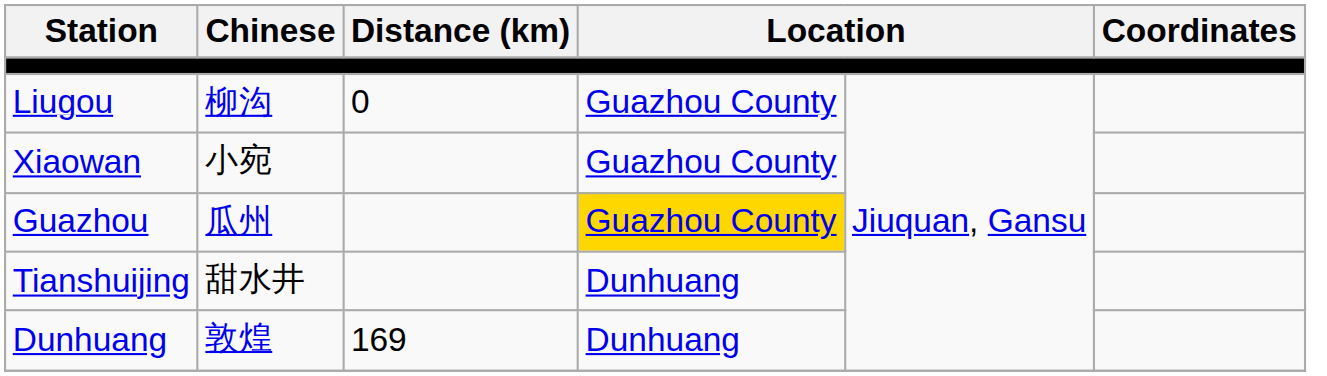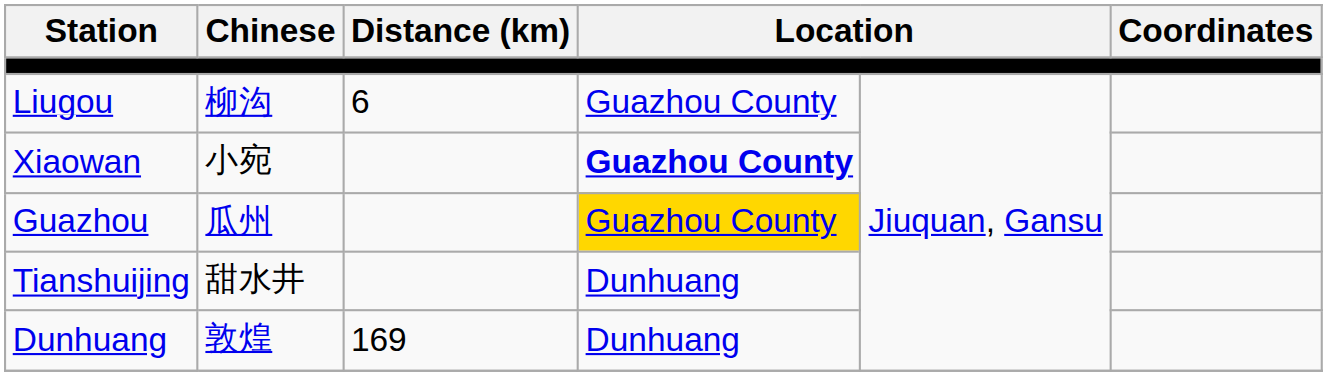(360, 102) 0 -> (360, 102) 6
(711, 161) normal -> (719, 161) bold
